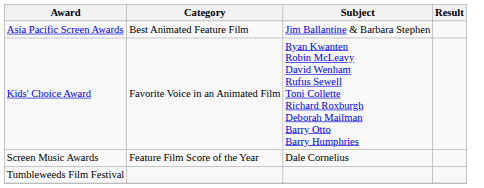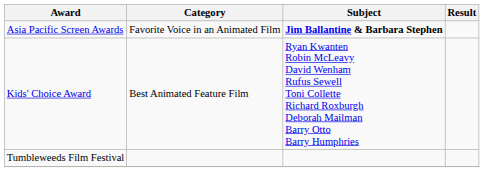(189, 29) Best Animated Feature Film -> (205, 29) Favorite Voice in an Animated Film
(358, 29) normal -> (364, 29) bold
(205, 93) Favorite Voice in an Animated Film -> (189, 93) Best Animated Feature Film
- row: (53, 158)
